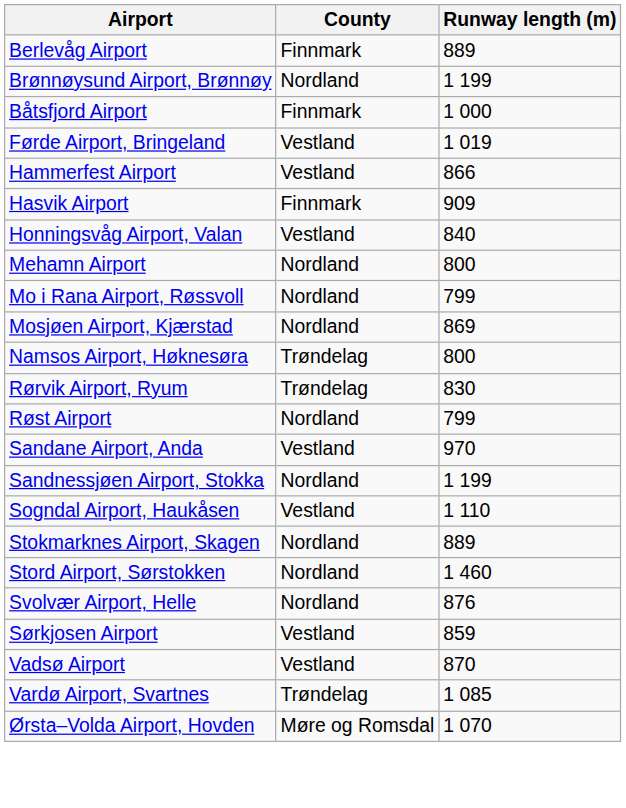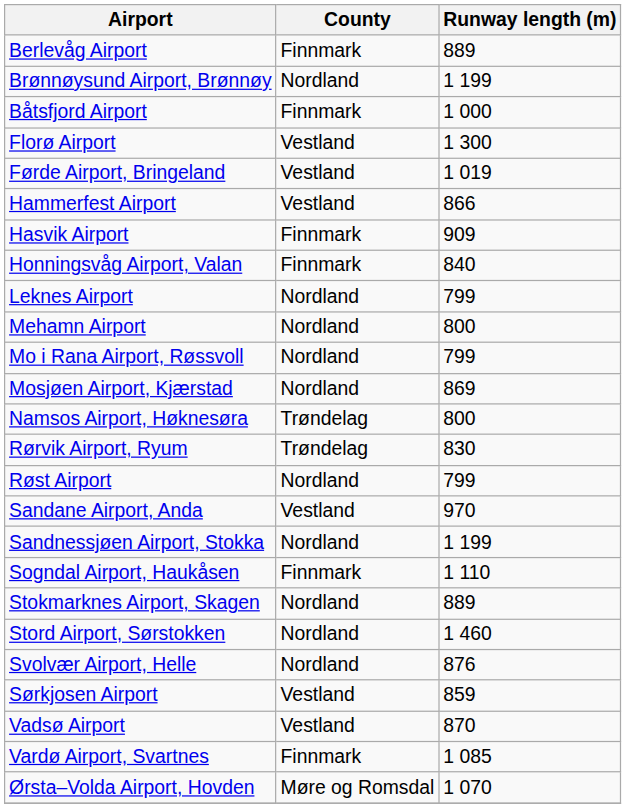+ row: (62, 142)
(318, 234) Vestland -> (321, 265) Finnmark
+ row: (71, 296)
(318, 511) Vestland -> (321, 572) Finnmark
(324, 695) Trøndelag -> (321, 756) Finnmark
